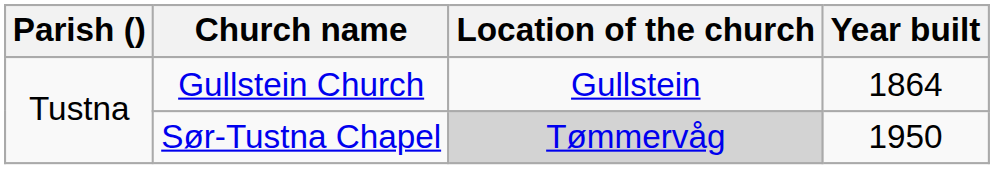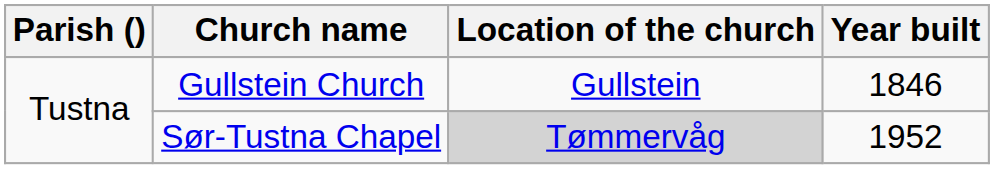(905, 83) 1864 -> (905, 83) 1846
(905, 136) 1950 -> (905, 136) 1952
